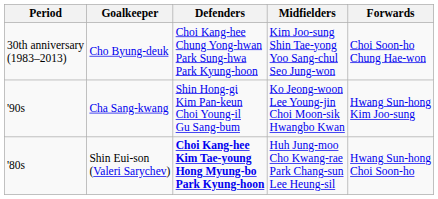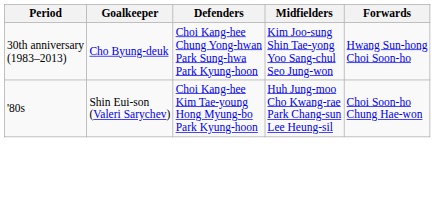(388, 51) Choi Soon-ho Chung Hae-won -> (387, 51) Hwang Sun-hong Choi Soon-ho
- row: (129, 108)
(220, 165) bold -> (217, 108) normal
(391, 165) Hwang Sun-hong Choi Soon-ho -> (385, 108) Choi Soon-ho Chung Hae-won
